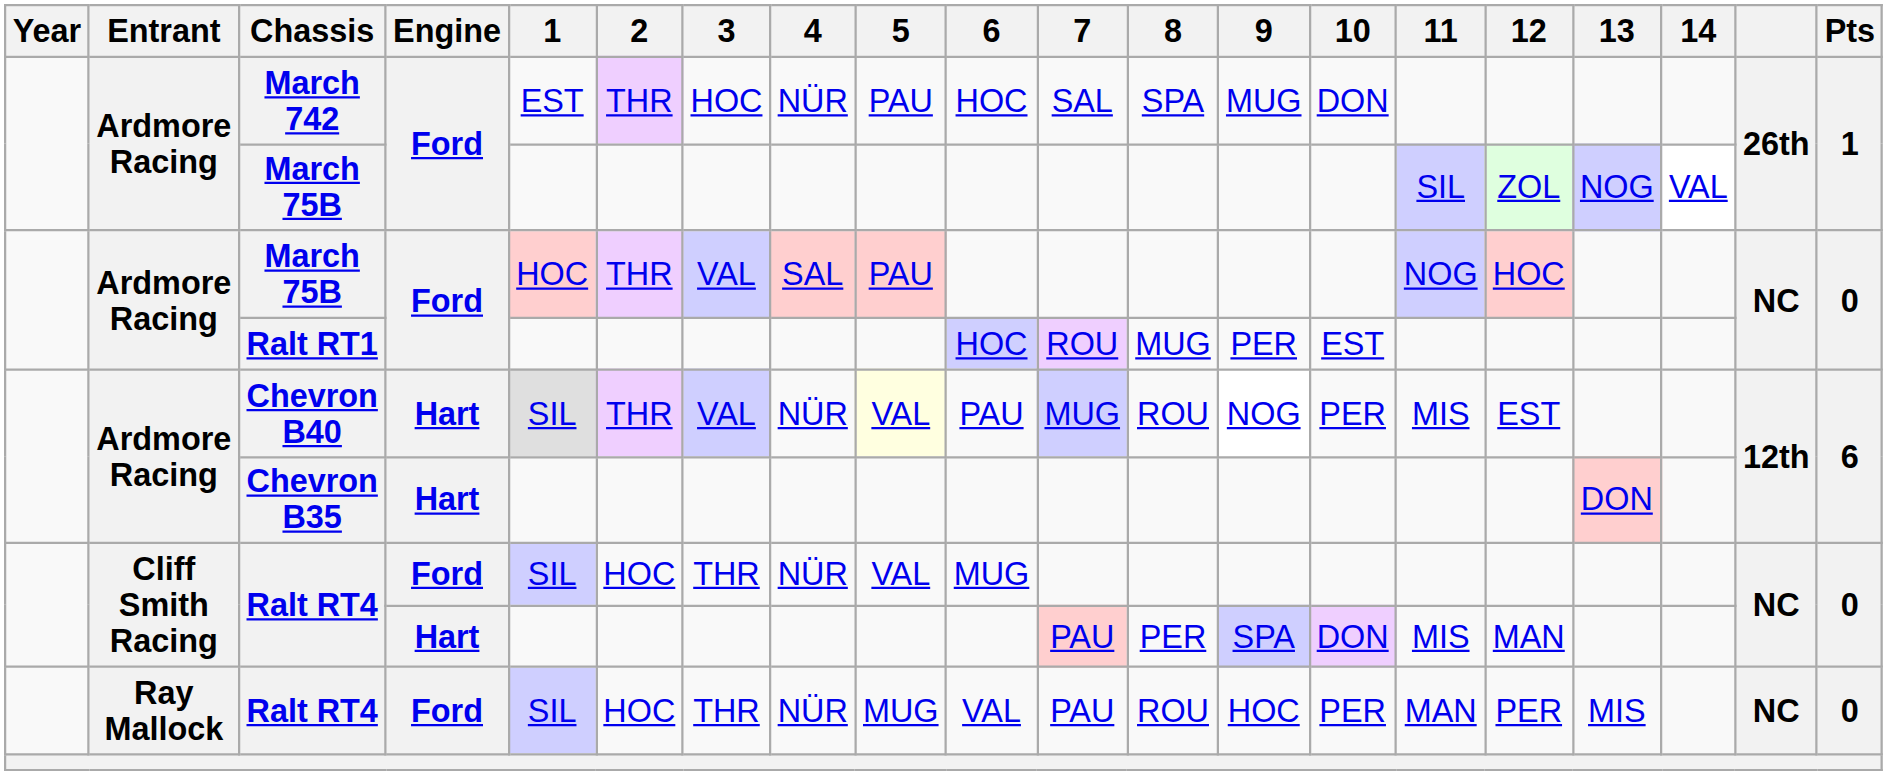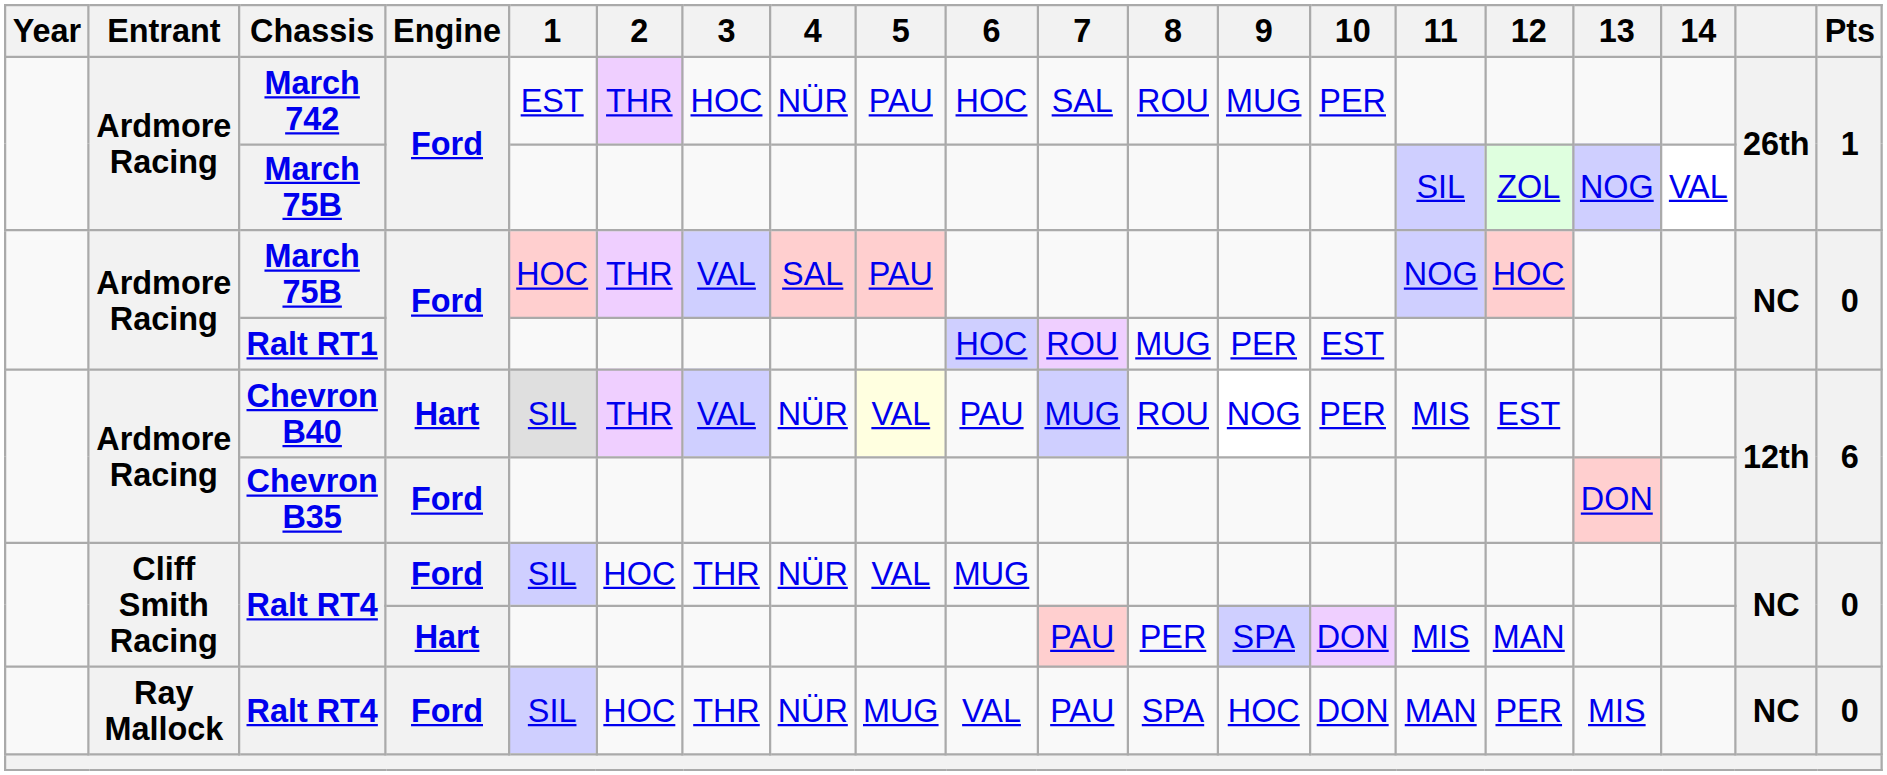(1173, 100) SPA -> (1173, 100) ROU
(1353, 100) DON -> (1353, 100) PER
(447, 500) Hart -> (447, 500) Ford
(1173, 711) ROU -> (1173, 711) SPA
(1353, 711) PER -> (1353, 711) DON
